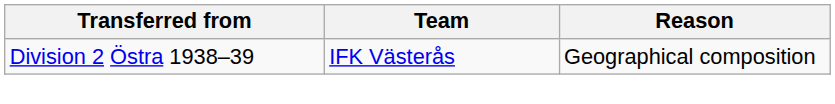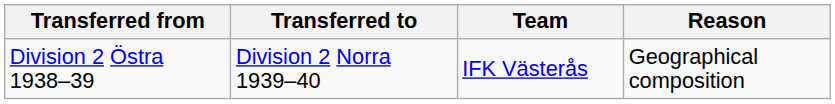+ column: (344, 21)
